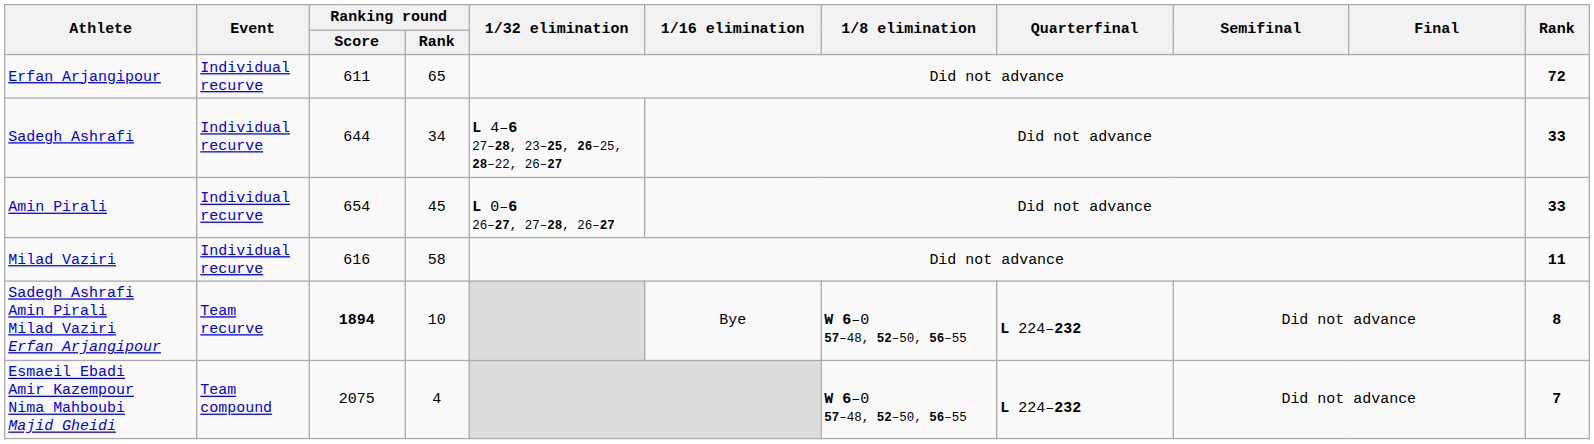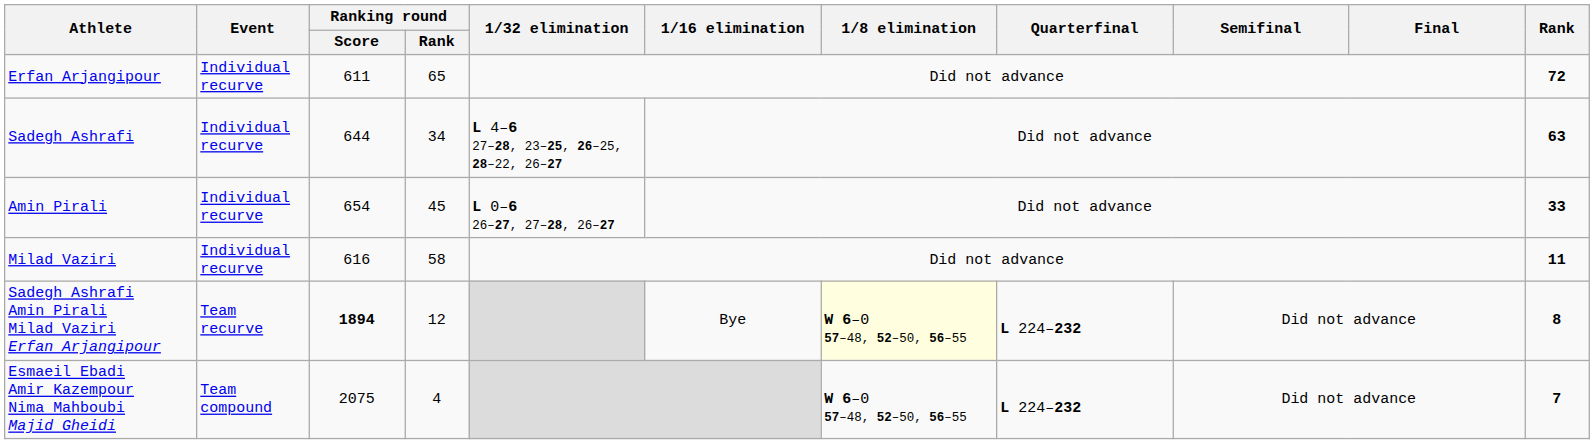(1557, 137) 33 -> (1557, 137) 63
(437, 320) 10 -> (437, 320) 12
(895, 329) no background -> (895, 329) lightyellow background
